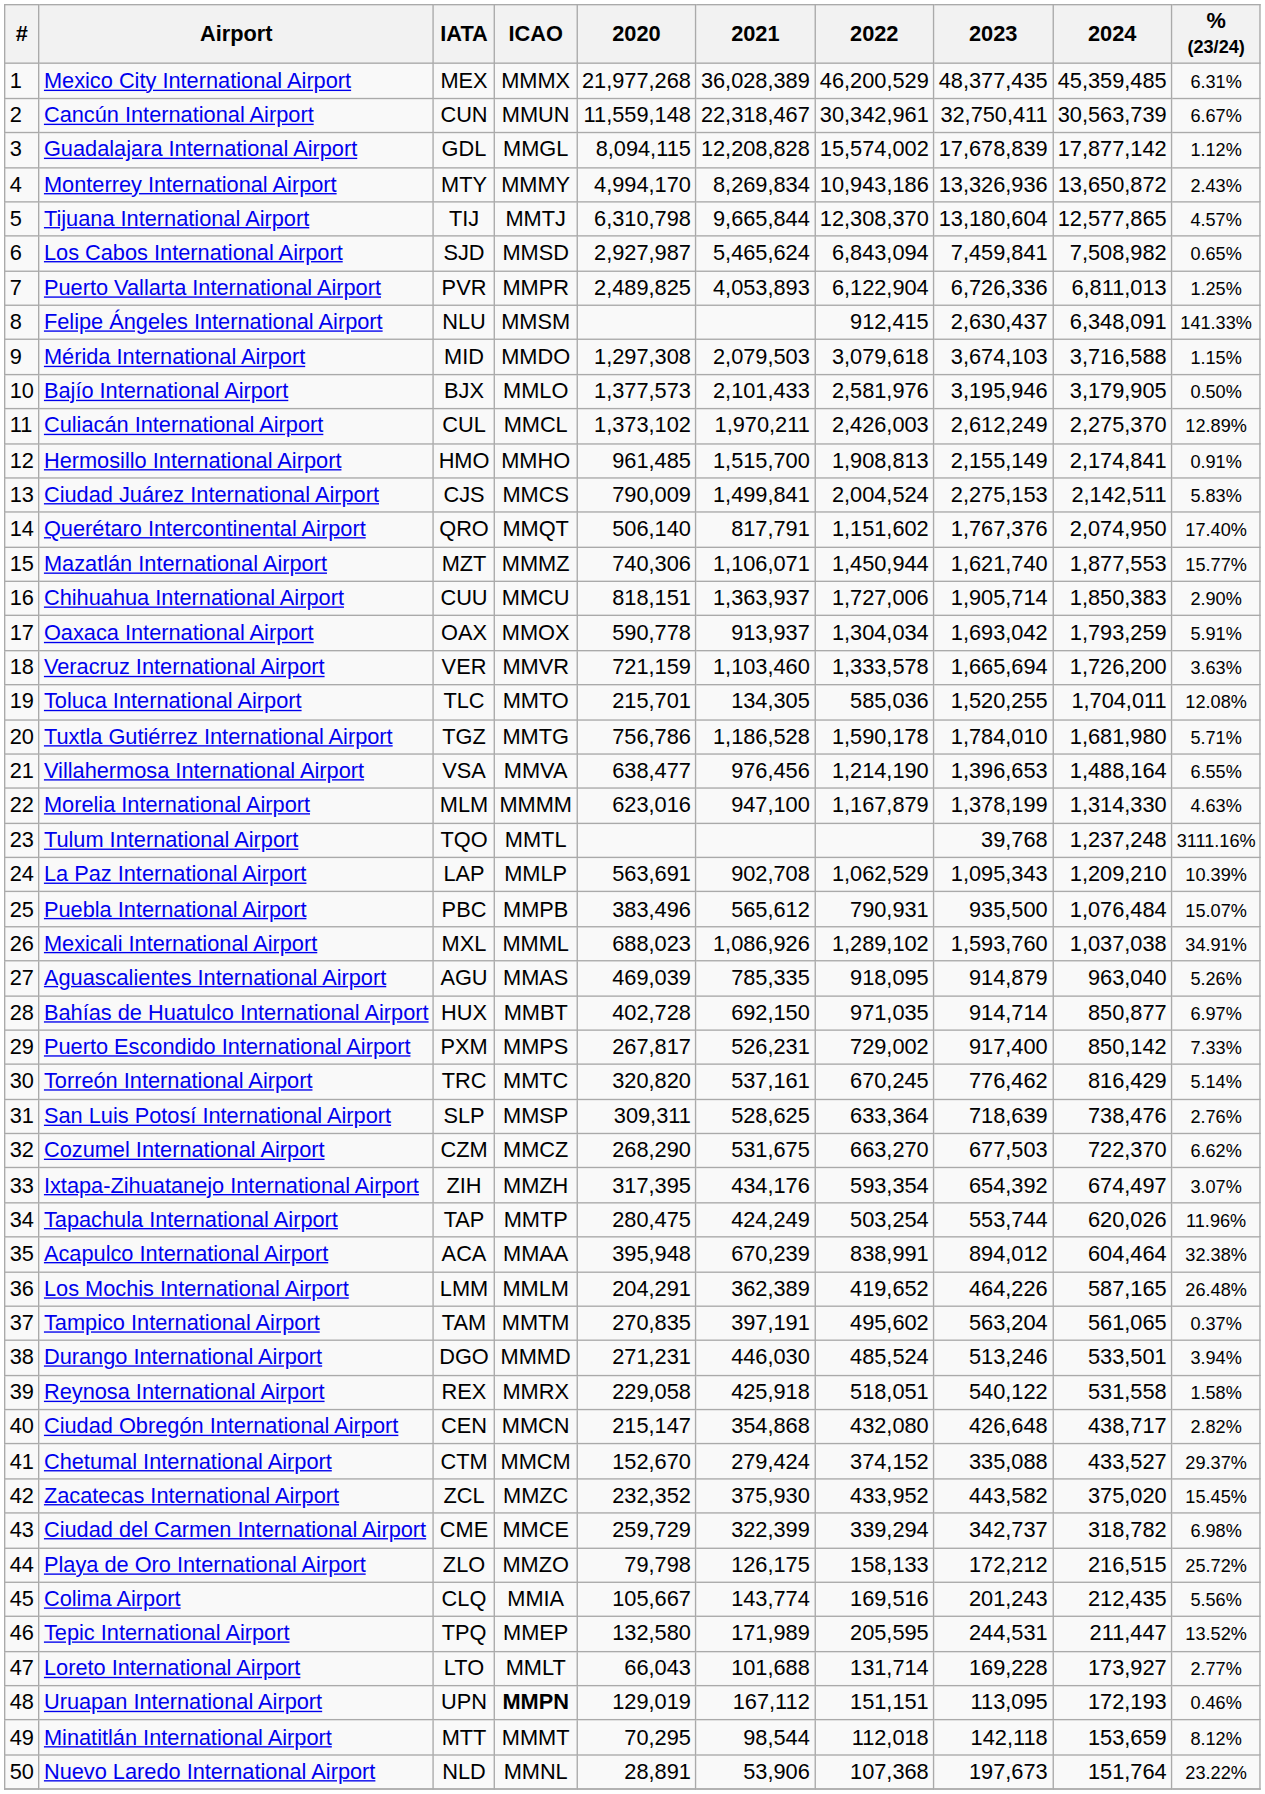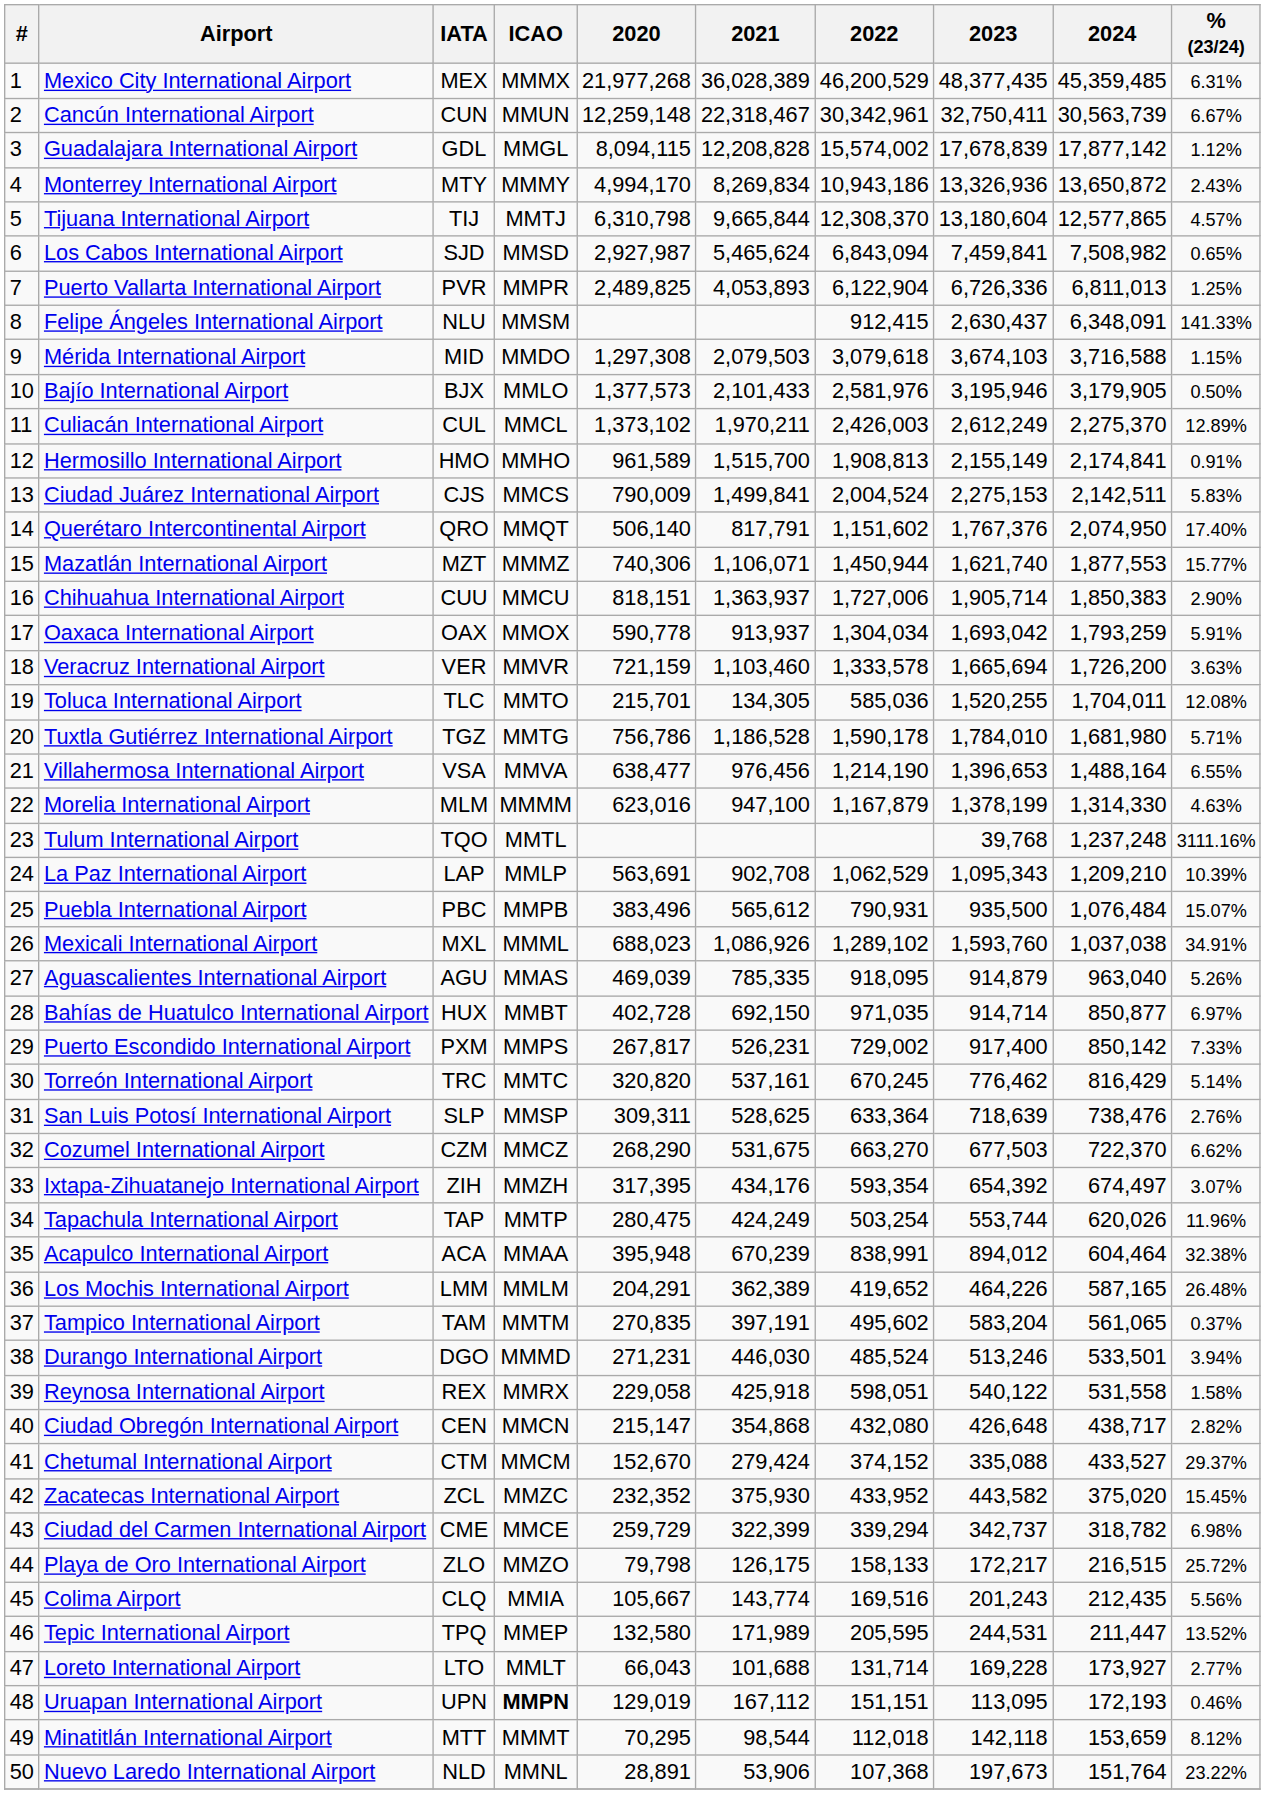(637, 115) 11,559,148 -> (636, 115) 12,259,148
(652, 460) 961,485 -> (652, 460) 961,589
(1008, 1323) 563,204 -> (1008, 1323) 583,204
(889, 1392) 518,051 -> (889, 1392) 598,051
(1008, 1564) 172,212 -> (1008, 1564) 172,217
